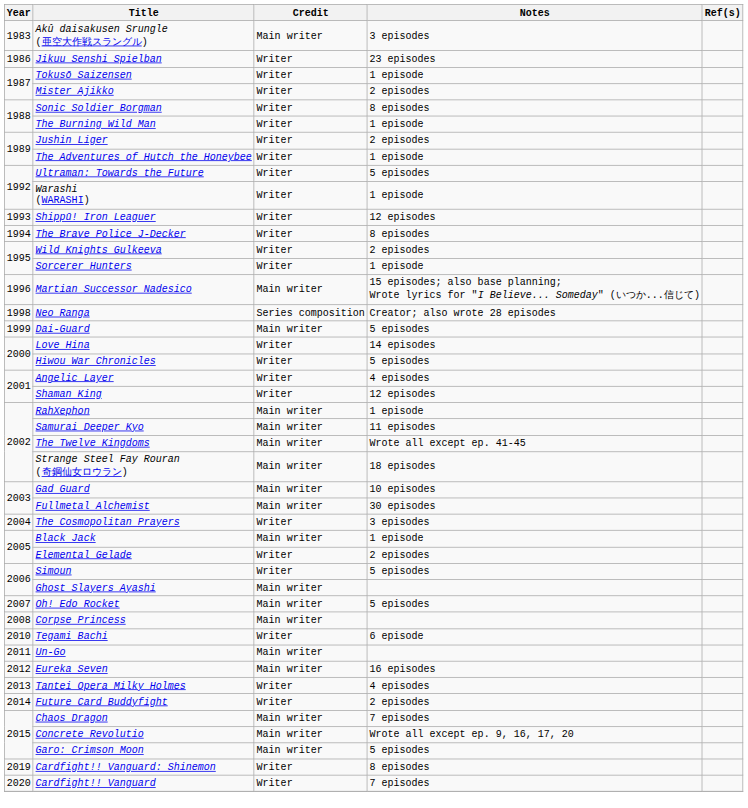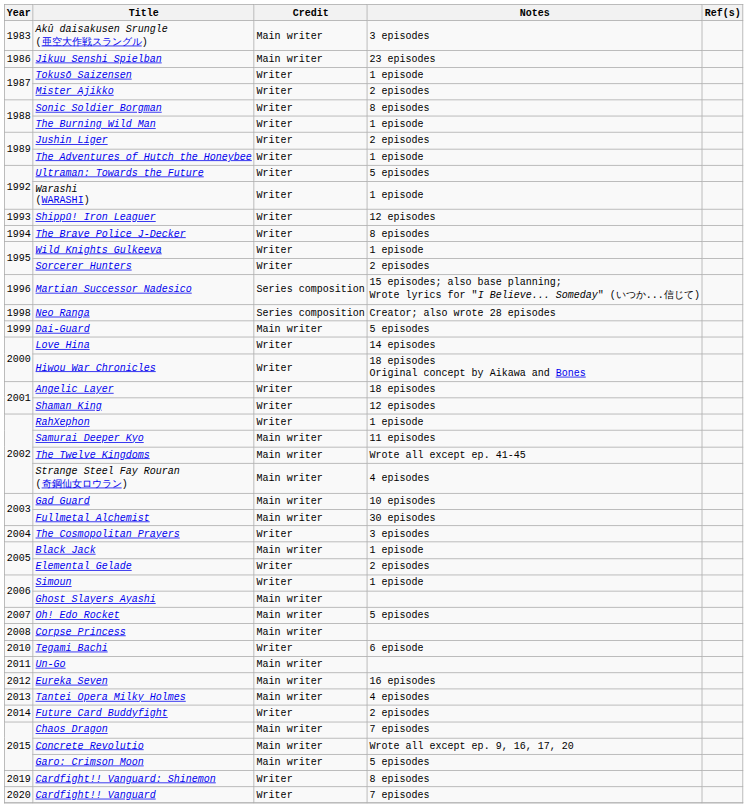(275, 59) Writer -> (290, 59) Main writer
(400, 250) 2 episodes -> (397, 250) 1 episode
(397, 266) 1 episode -> (400, 266) 2 episodes
(290, 290) Main writer -> (311, 290) Series composition
(400, 362) 5 episodes -> (478, 368) 18 episodes Original concept by Aikawa and Bones
(400, 378) 4 episodes -> (403, 390) 18 episodes
(290, 411) Main writer -> (275, 422) Writer
(403, 467) 18 episodes -> (400, 478) 4 episodes
(400, 571) 5 episodes -> (397, 583) 1 episode
(275, 686) Writer -> (290, 697) Main writer
